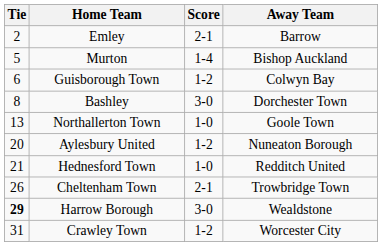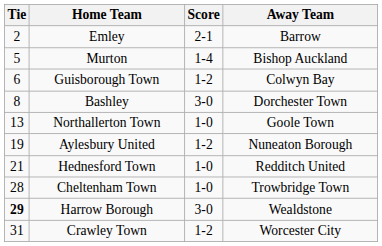(17, 144) 20 -> (17, 144) 19
(17, 187) 26 -> (17, 187) 28
(204, 187) 2-1 -> (204, 187) 1-0
